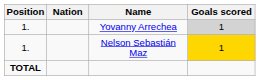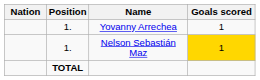columns swapped: (25, 12) <-> (68, 12)
(221, 27) lightgrey background -> (221, 27) no background
